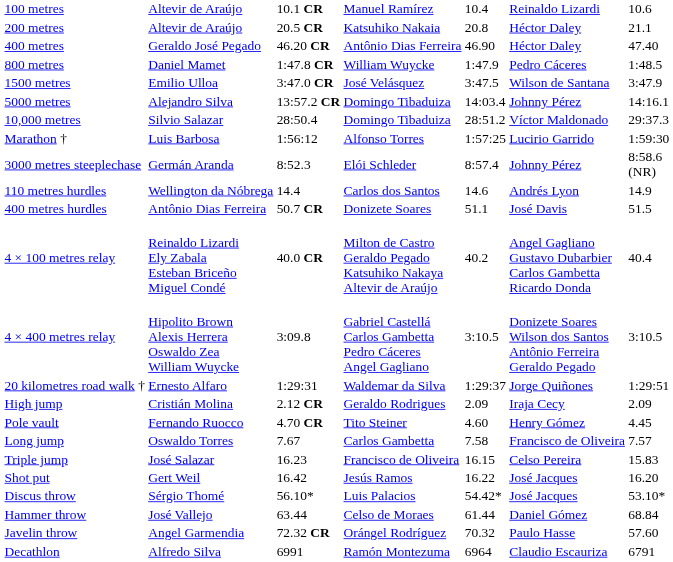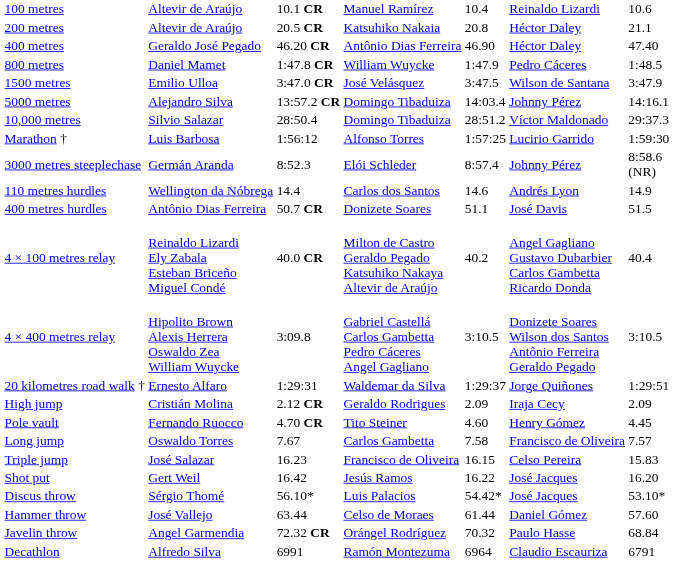(643, 514) 68.84 -> (643, 514) 57.60
(643, 533) 57.60 -> (643, 533) 68.84
